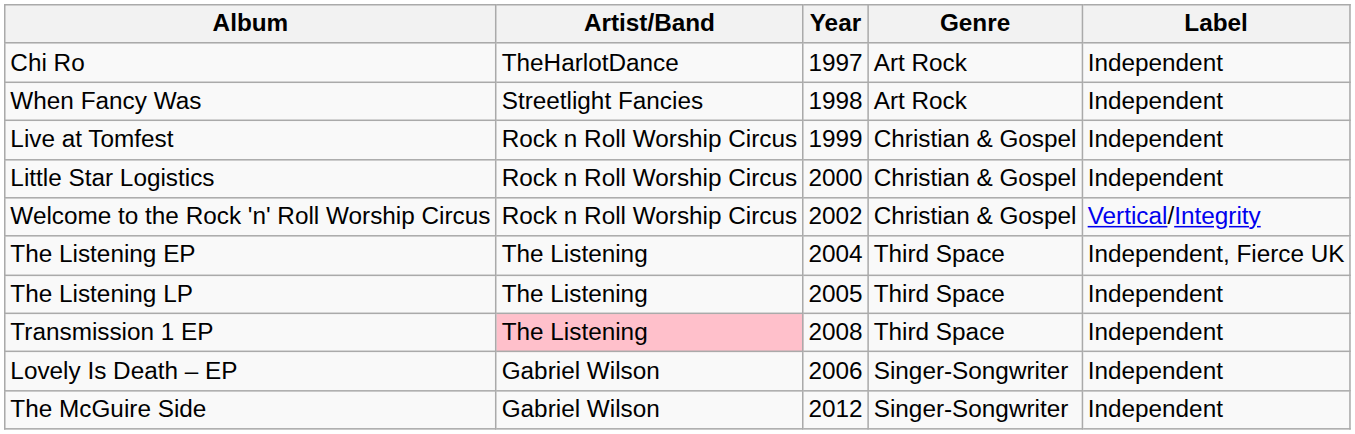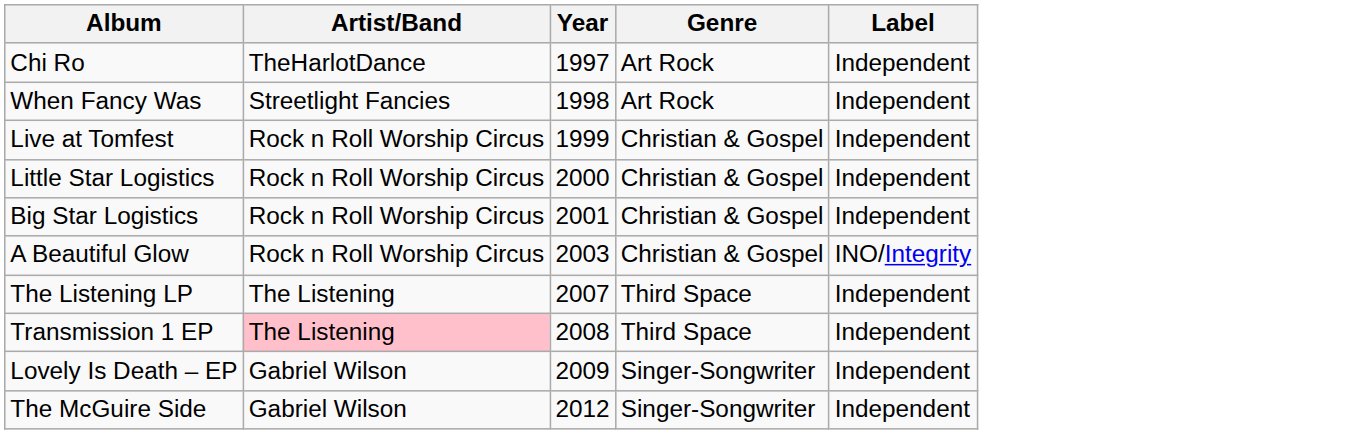+ row: (104, 216)
- row: (250, 216)
+ row: (100, 255)
- row: (103, 255)
(835, 293) 2005 -> (582, 293) 2007
(835, 370) 2006 -> (582, 370) 2009
